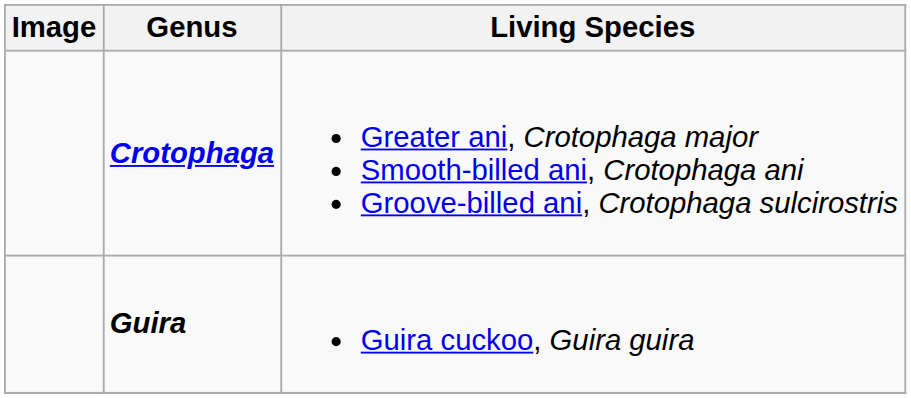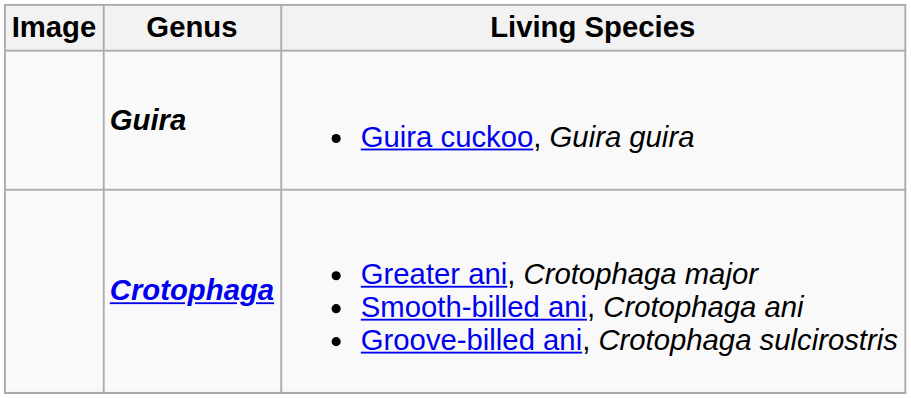rows swapped: (148, 323) <-> (192, 152)
